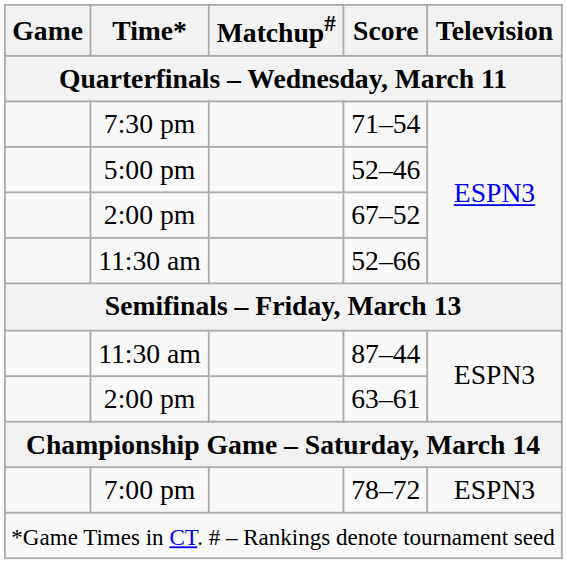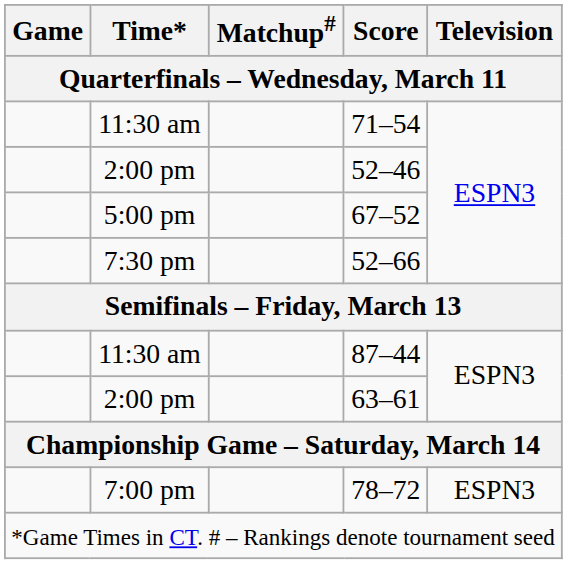(150, 124) 7:30 pm -> (150, 124) 11:30 am
(150, 169) 5:00 pm -> (150, 169) 2:00 pm
(150, 215) 2:00 pm -> (150, 215) 5:00 pm
(150, 261) 11:30 am -> (150, 261) 7:30 pm
